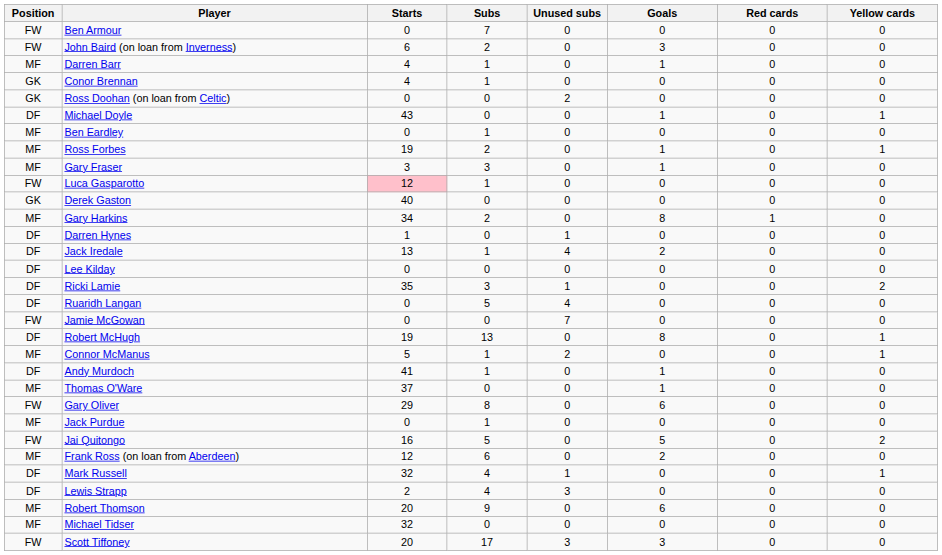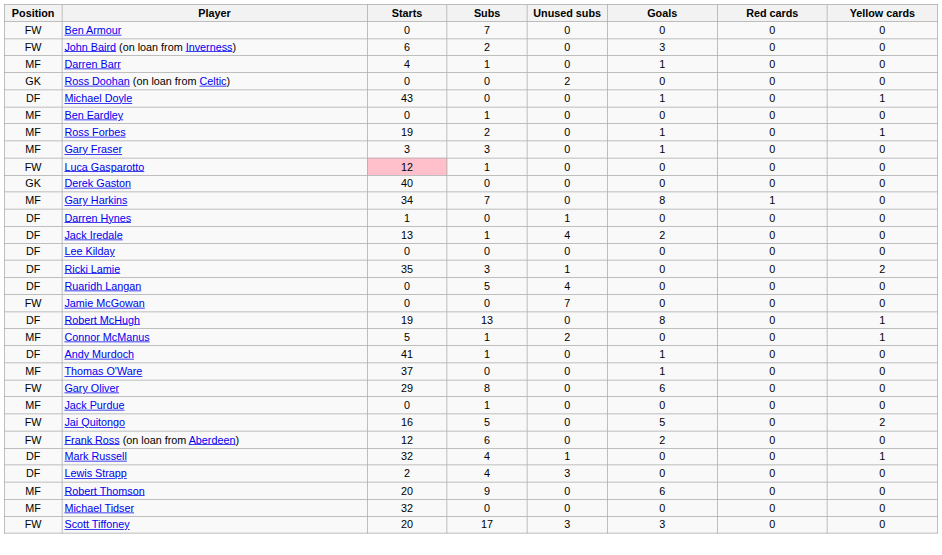- row: (101, 82)
(487, 218) 2 -> (487, 201) 7
(33, 457) MF -> (33, 440) FW
